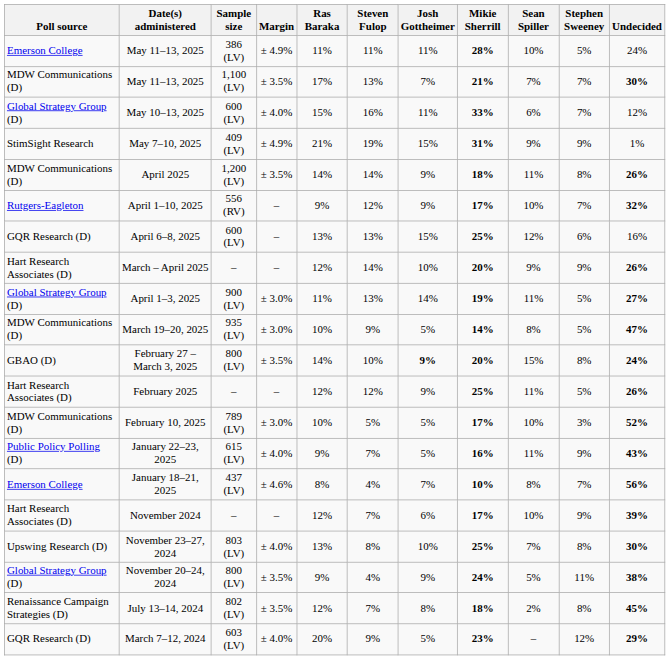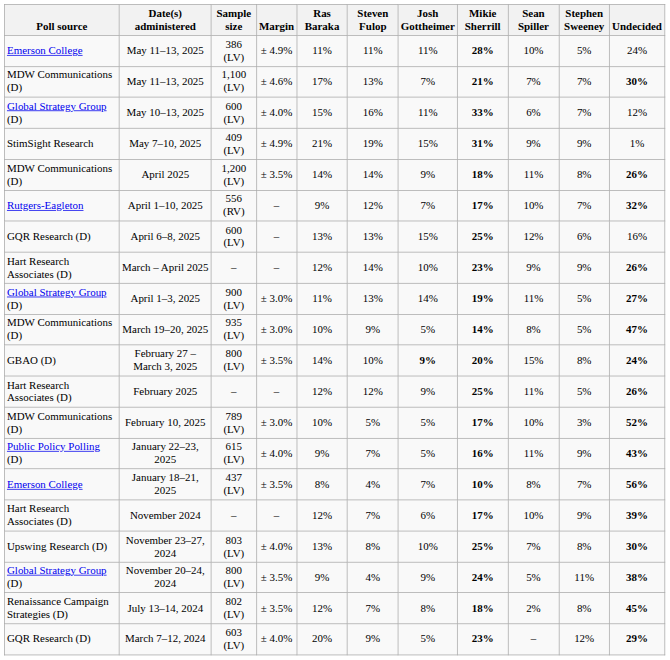(277, 82) ± 3.5% -> (277, 82) ± 4.6%
(428, 206) 9% -> (428, 206) 7%
(483, 268) 20% -> (483, 268) 23%
(277, 484) ± 4.6% -> (277, 484) ± 3.5%
